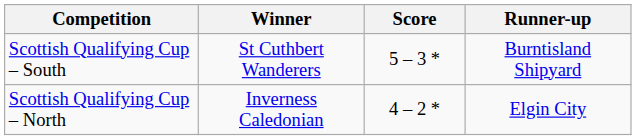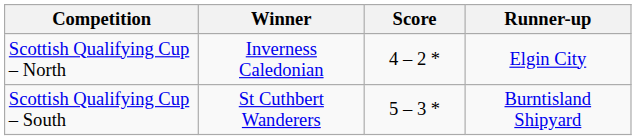rows swapped: (99, 109) <-> (99, 59)
